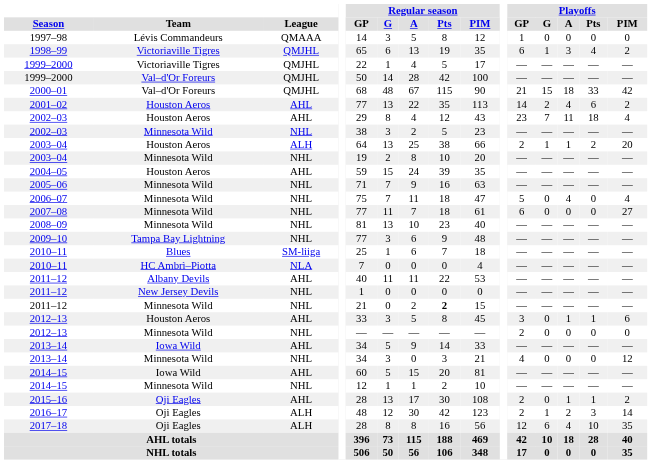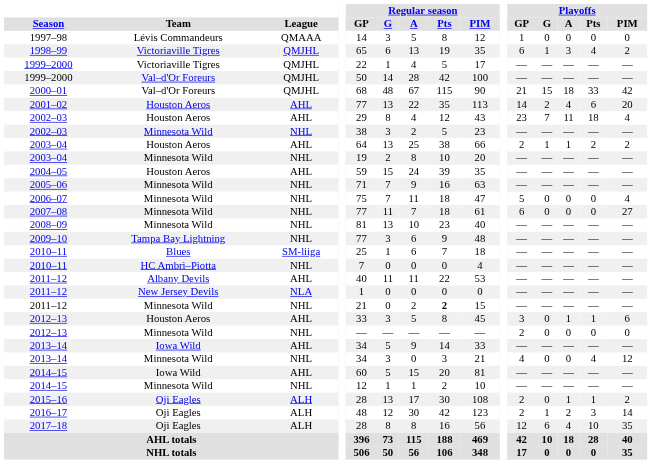(627, 104) 2 -> (627, 104) 20
(301, 144) ALH -> (301, 144) AHL
(627, 144) 20 -> (627, 144) 2
(569, 198) 4 -> (569, 198) 0
(301, 265) NLA -> (301, 265) NHL
(301, 292) NHL -> (301, 292) NLA
(593, 359) 0 -> (593, 359) 4
(301, 399) AHL -> (301, 399) ALH
